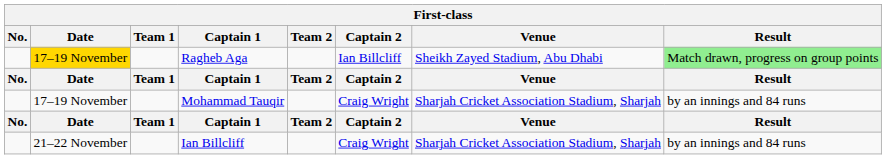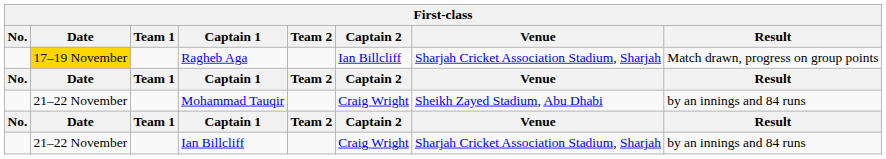(509, 57) Sheikh Zayed Stadium, Abu Dhabi -> (538, 57) Sharjah Cricket Association Stadium, Sharjah
(773, 57) lightgreen background -> (773, 57) no background
(80, 100) 17–19 November -> (80, 100) 21–22 November
(538, 100) Sharjah Cricket Association Stadium, Sharjah -> (509, 100) Sheikh Zayed Stadium, Abu Dhabi
